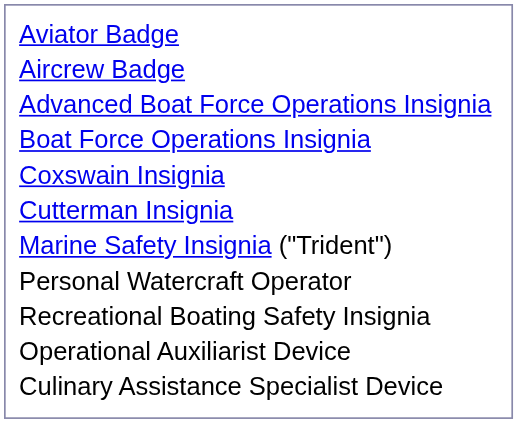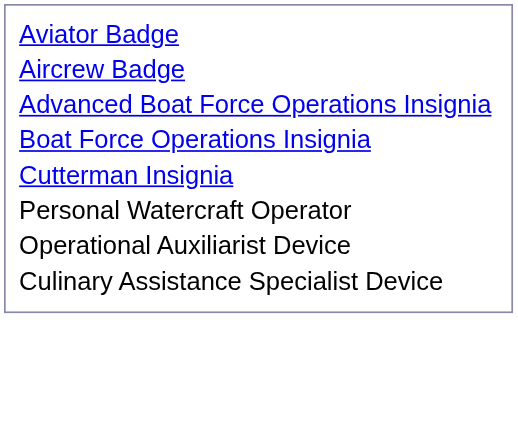- row: (122, 175)
- row: (206, 245)
- row: (225, 316)
